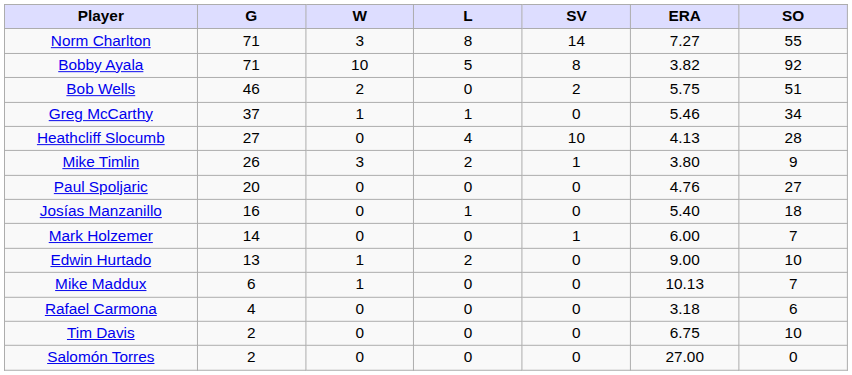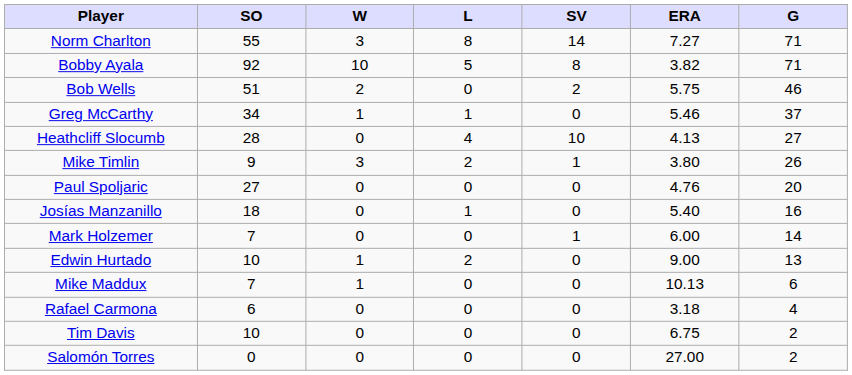columns swapped: (251, 16) <-> (793, 16)
